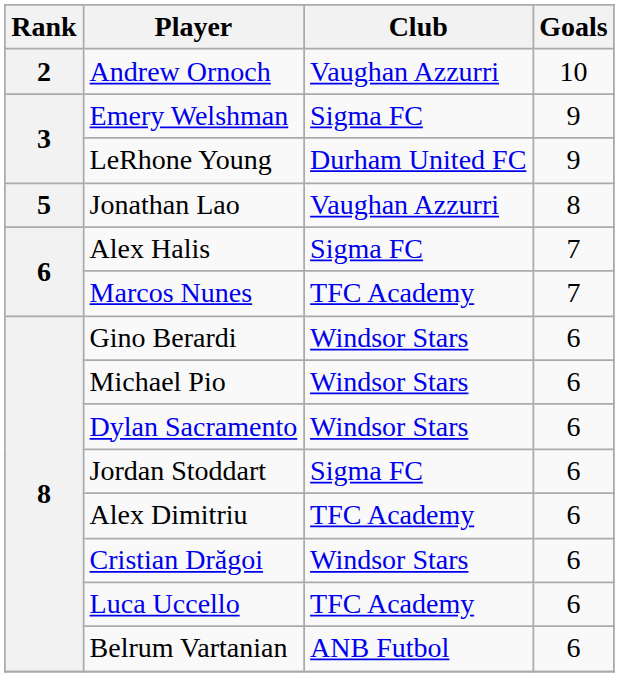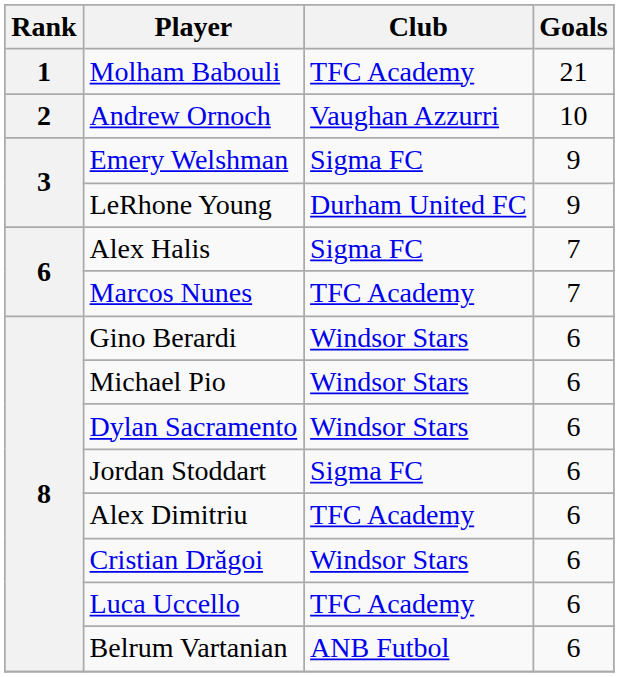+ row: (185, 71)
- row: (165, 204)
